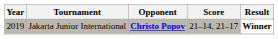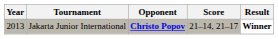(15, 26) 2019 -> (15, 26) 2013
